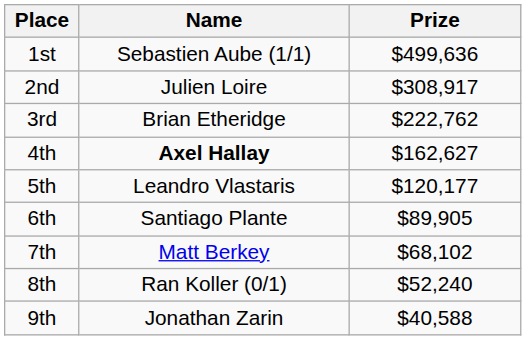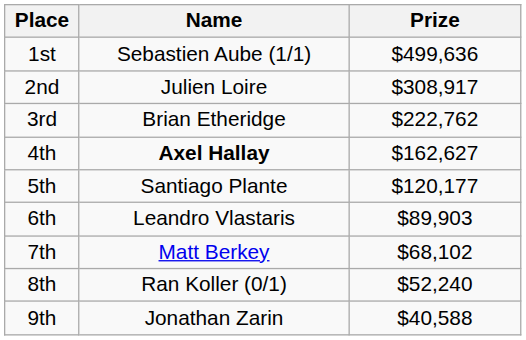(214, 185) Leandro Vlastaris -> (214, 185) Santiago Plante
(214, 218) Santiago Plante -> (214, 218) Leandro Vlastaris
(435, 218) $89,905 -> (435, 218) $89,903
